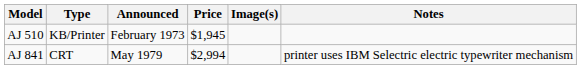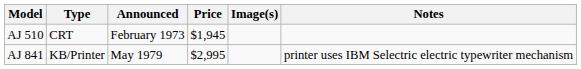(77, 34) KB/Printer -> (61, 34) CRT
(61, 54) CRT -> (77, 54) KB/Printer
(208, 54) $2,994 -> (208, 54) $2,995
